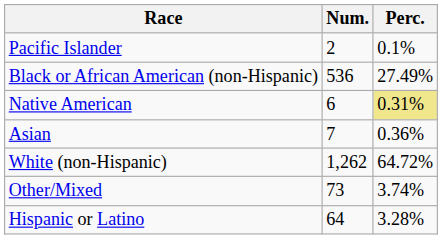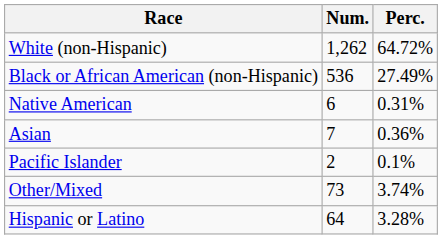rows swapped: (88, 162) <-> (65, 47)
(401, 104) khaki background -> (401, 104) no background
